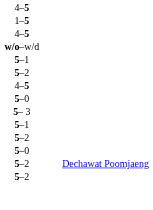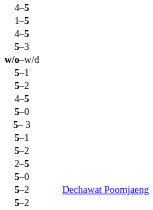+ row: (22, 46)
+ row: (22, 164)
